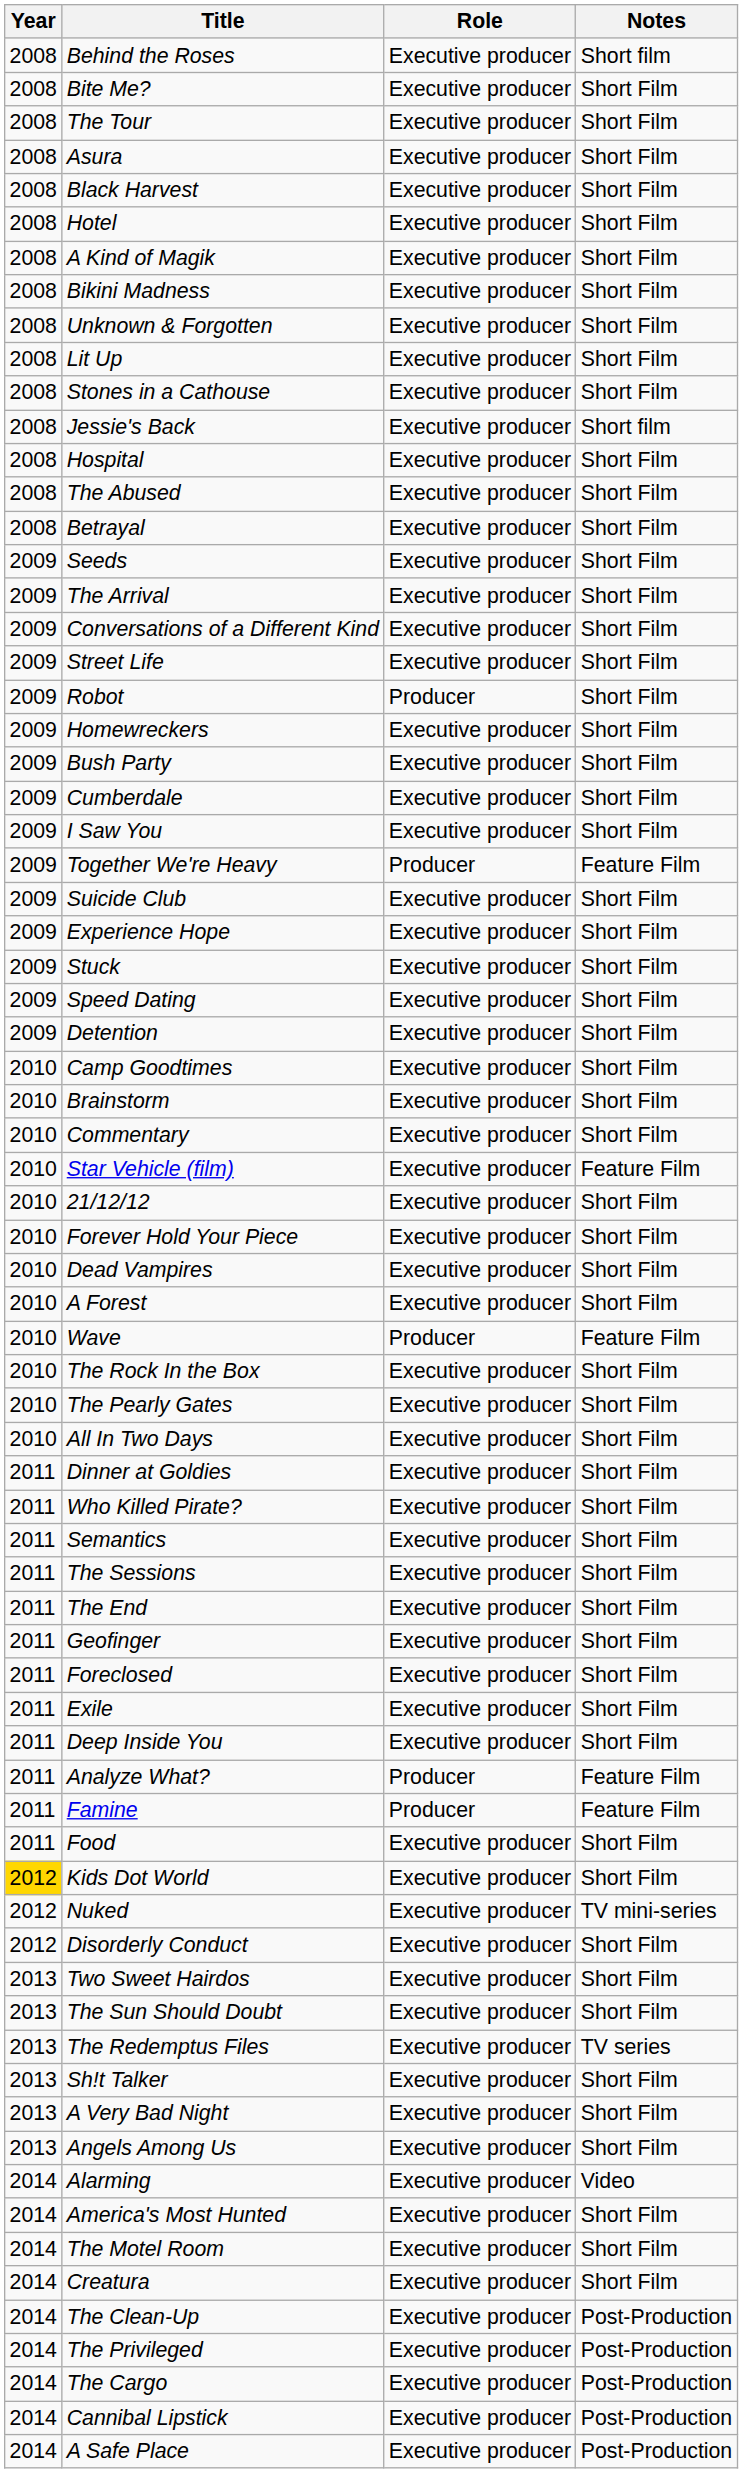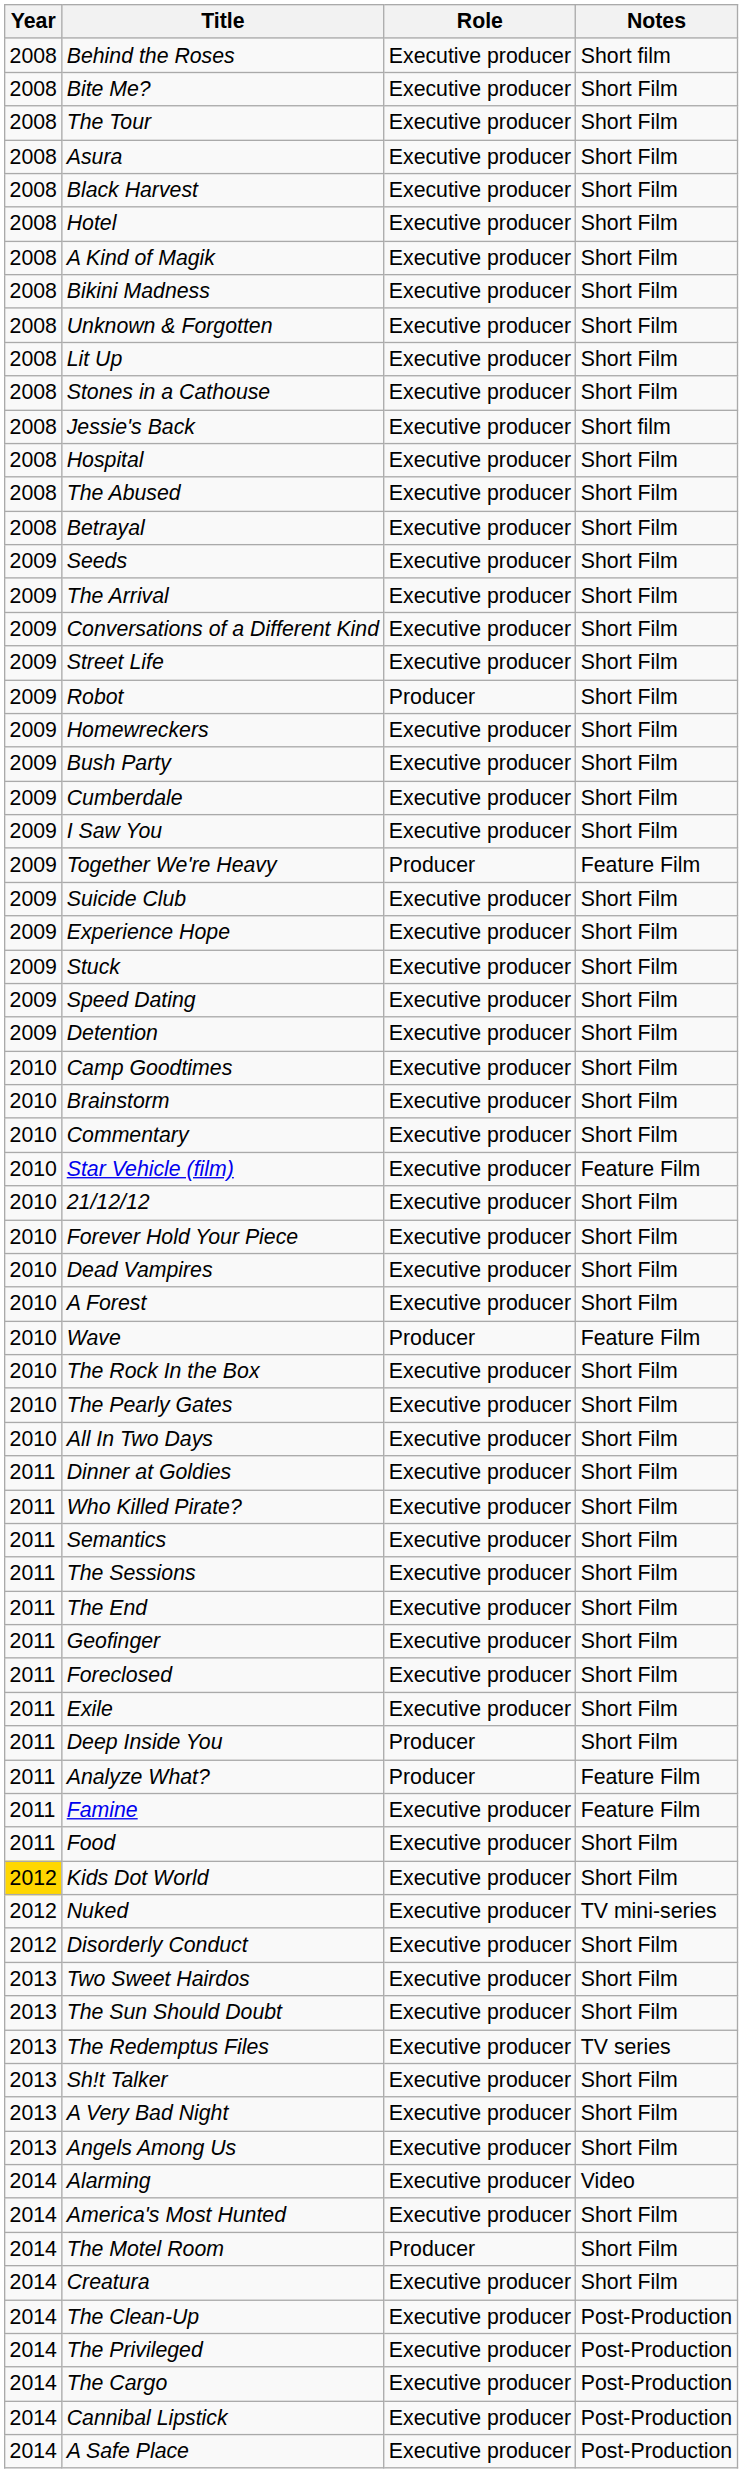(480, 1742) Executive producer -> (432, 1742) Producer
(432, 1810) Producer -> (480, 1810) Executive producer
(480, 2248) Executive producer -> (432, 2248) Producer
